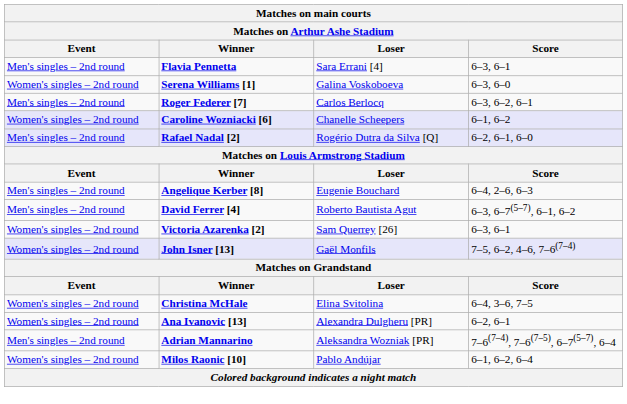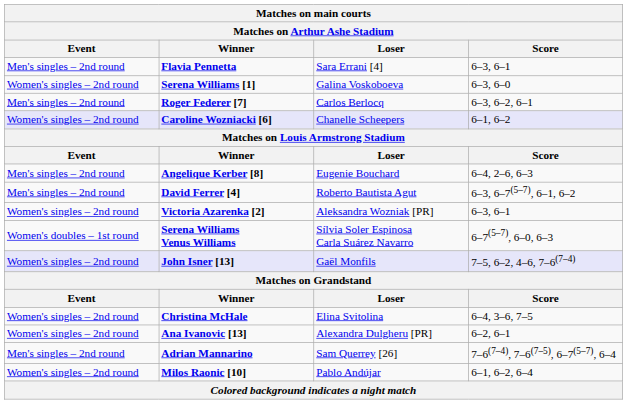- row: (201, 137)
(357, 229) Sam Querrey [26] -> (375, 211) Aleksandra Wozniak [PR]
+ row: (200, 235)
(375, 340) Aleksandra Wozniak [PR] -> (357, 353) Sam Querrey [26]
